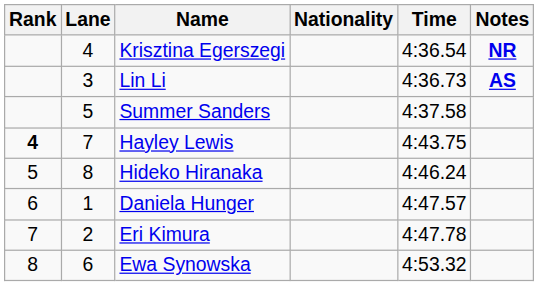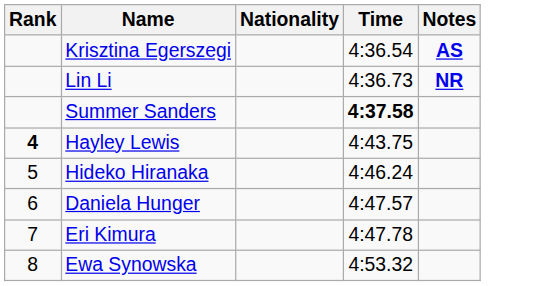- column: (88, 19)
(502, 50) NR -> (449, 50) AS
(502, 81) AS -> (449, 81) NR
(434, 111) normal -> (381, 111) bold
